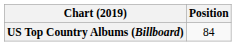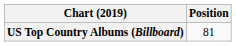(209, 31) 84 -> (209, 31) 81
